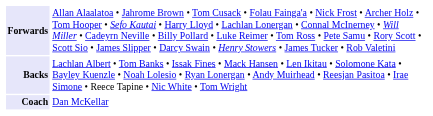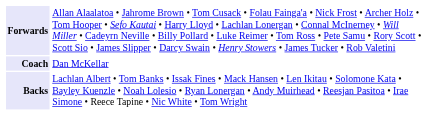rows swapped: (36, 75) <-> (35, 102)
